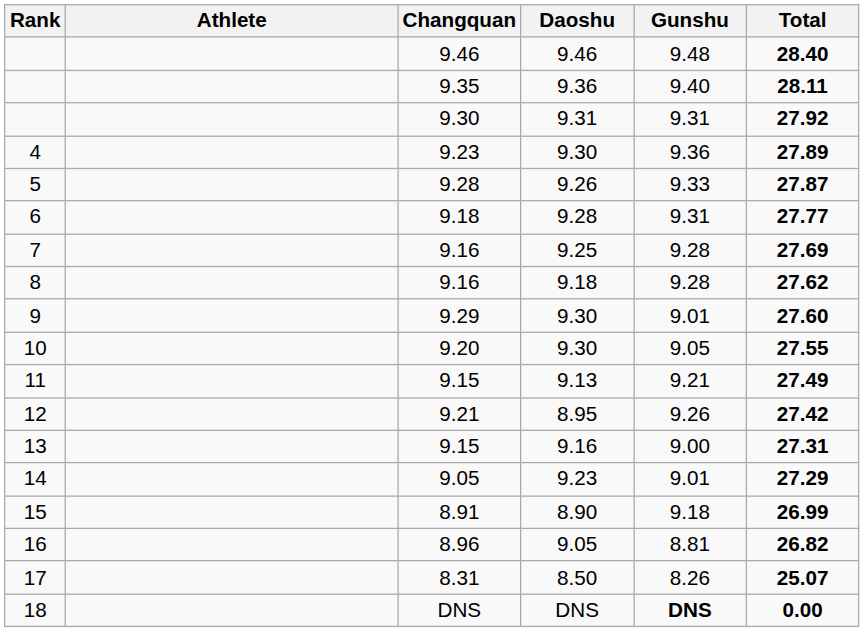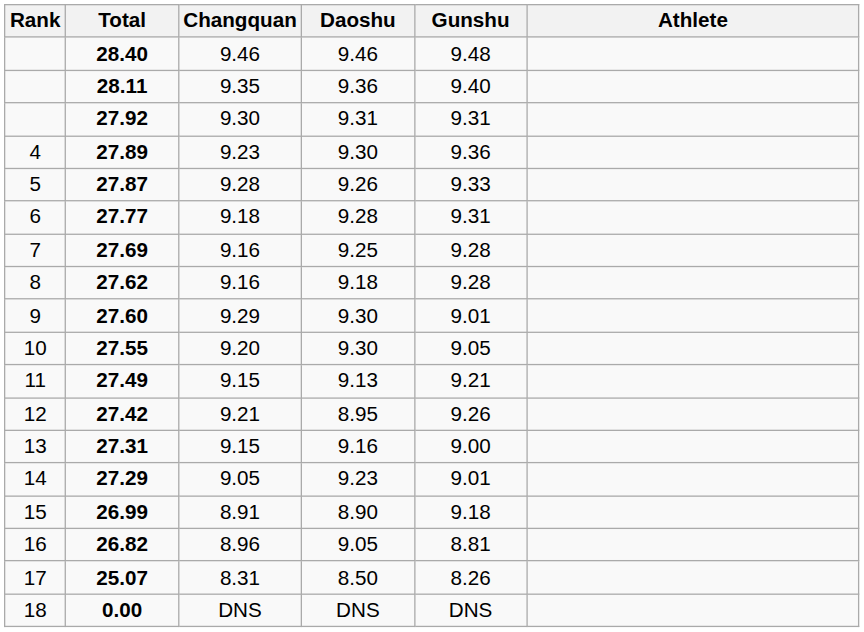columns swapped: (232, 20) <-> (803, 20)
(690, 610) bold -> (471, 610) normal
